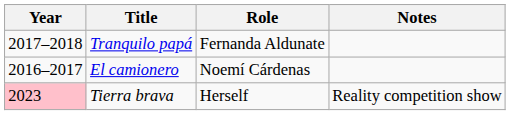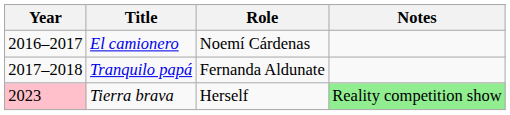rows swapped: (134, 69) <-> (141, 43)
(417, 95) no background -> (417, 95) lightgreen background
